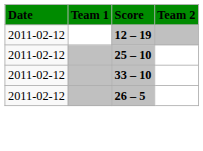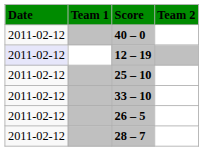+ row: (130, 34)
(37, 34) no background -> (37, 55) lavender background
+ row: (130, 136)
